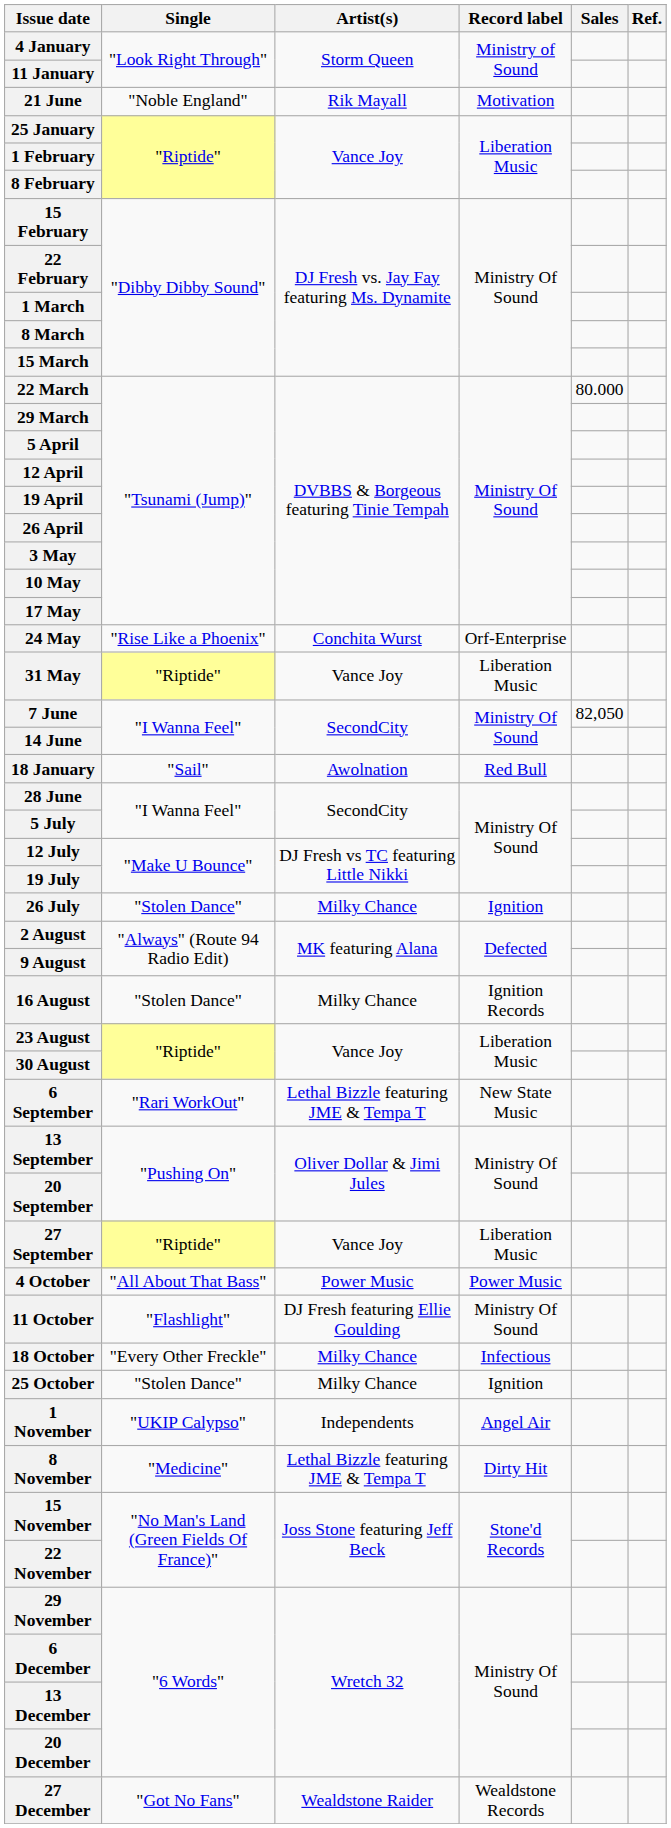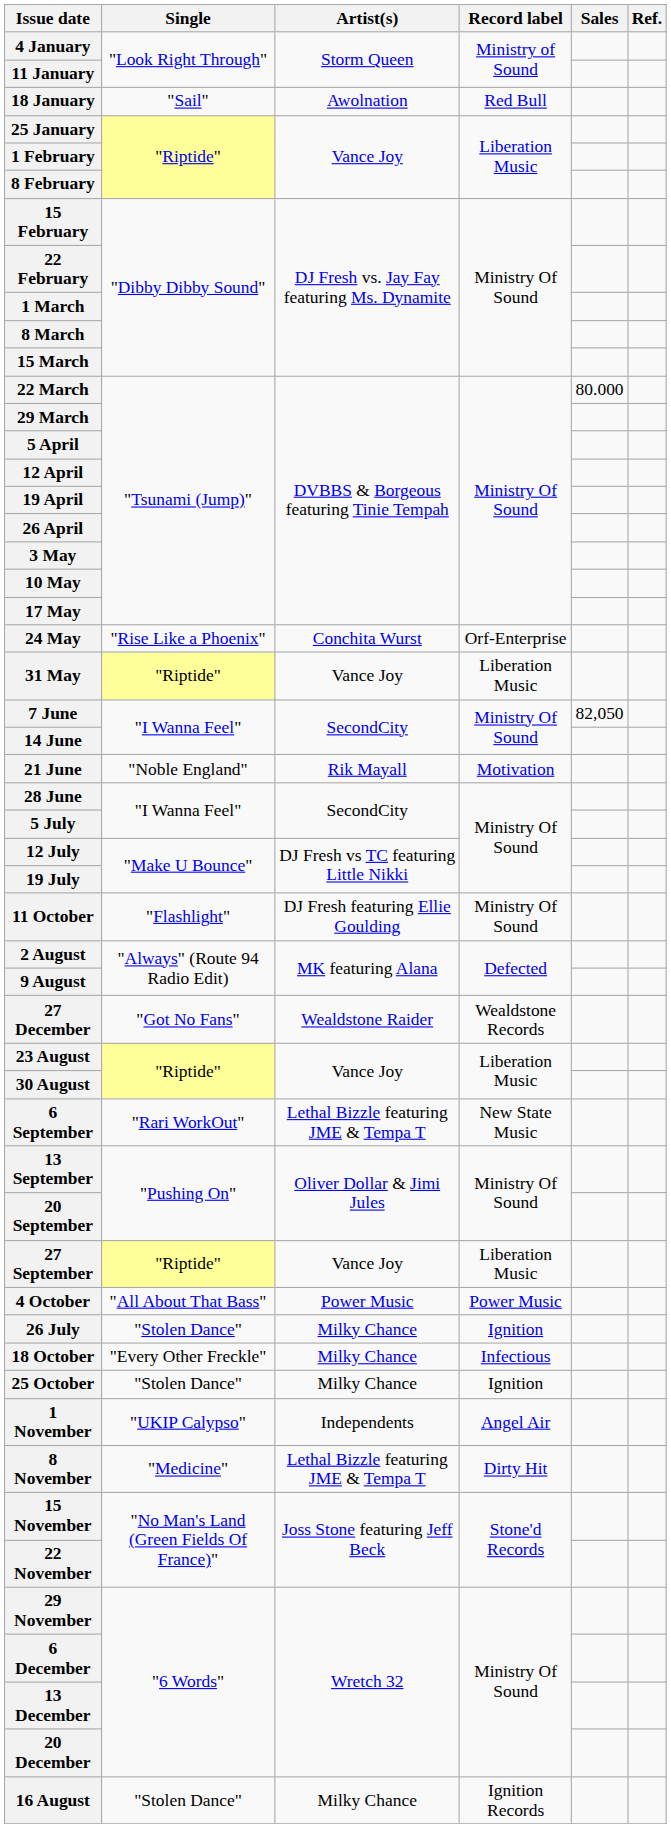rows swapped: (53, 768) <-> (53, 101)
rows swapped: (53, 906) <-> (53, 1319)
rows swapped: (53, 999) <-> (53, 1799)
